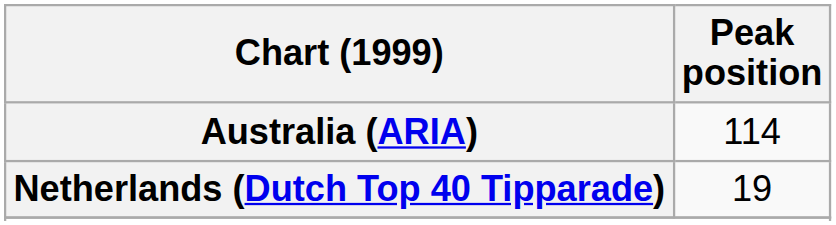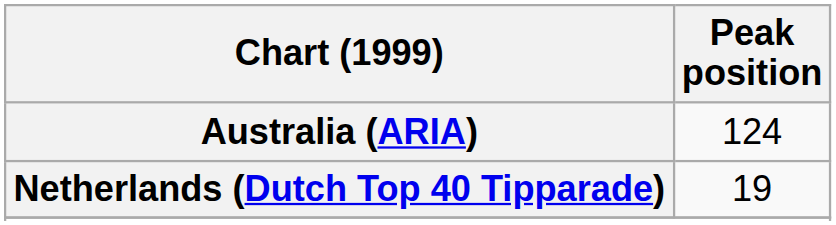(752, 131) 114 -> (752, 131) 124
